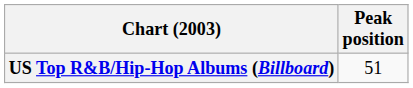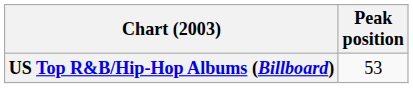(373, 67) 51 -> (373, 67) 53
